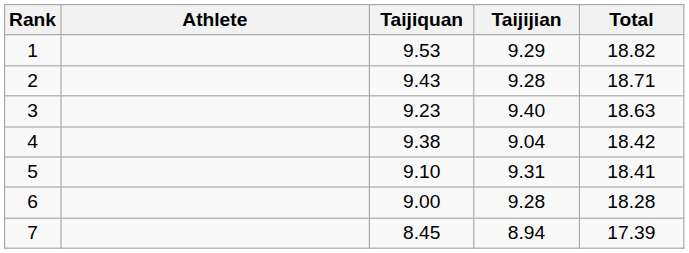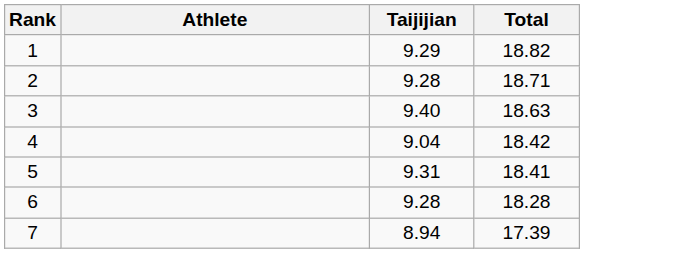- column: (422, 19)
